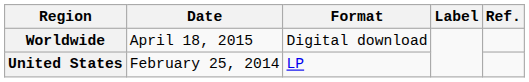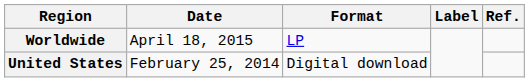(357, 40) Digital download -> (295, 40) LP
(295, 64) LP -> (357, 64) Digital download
